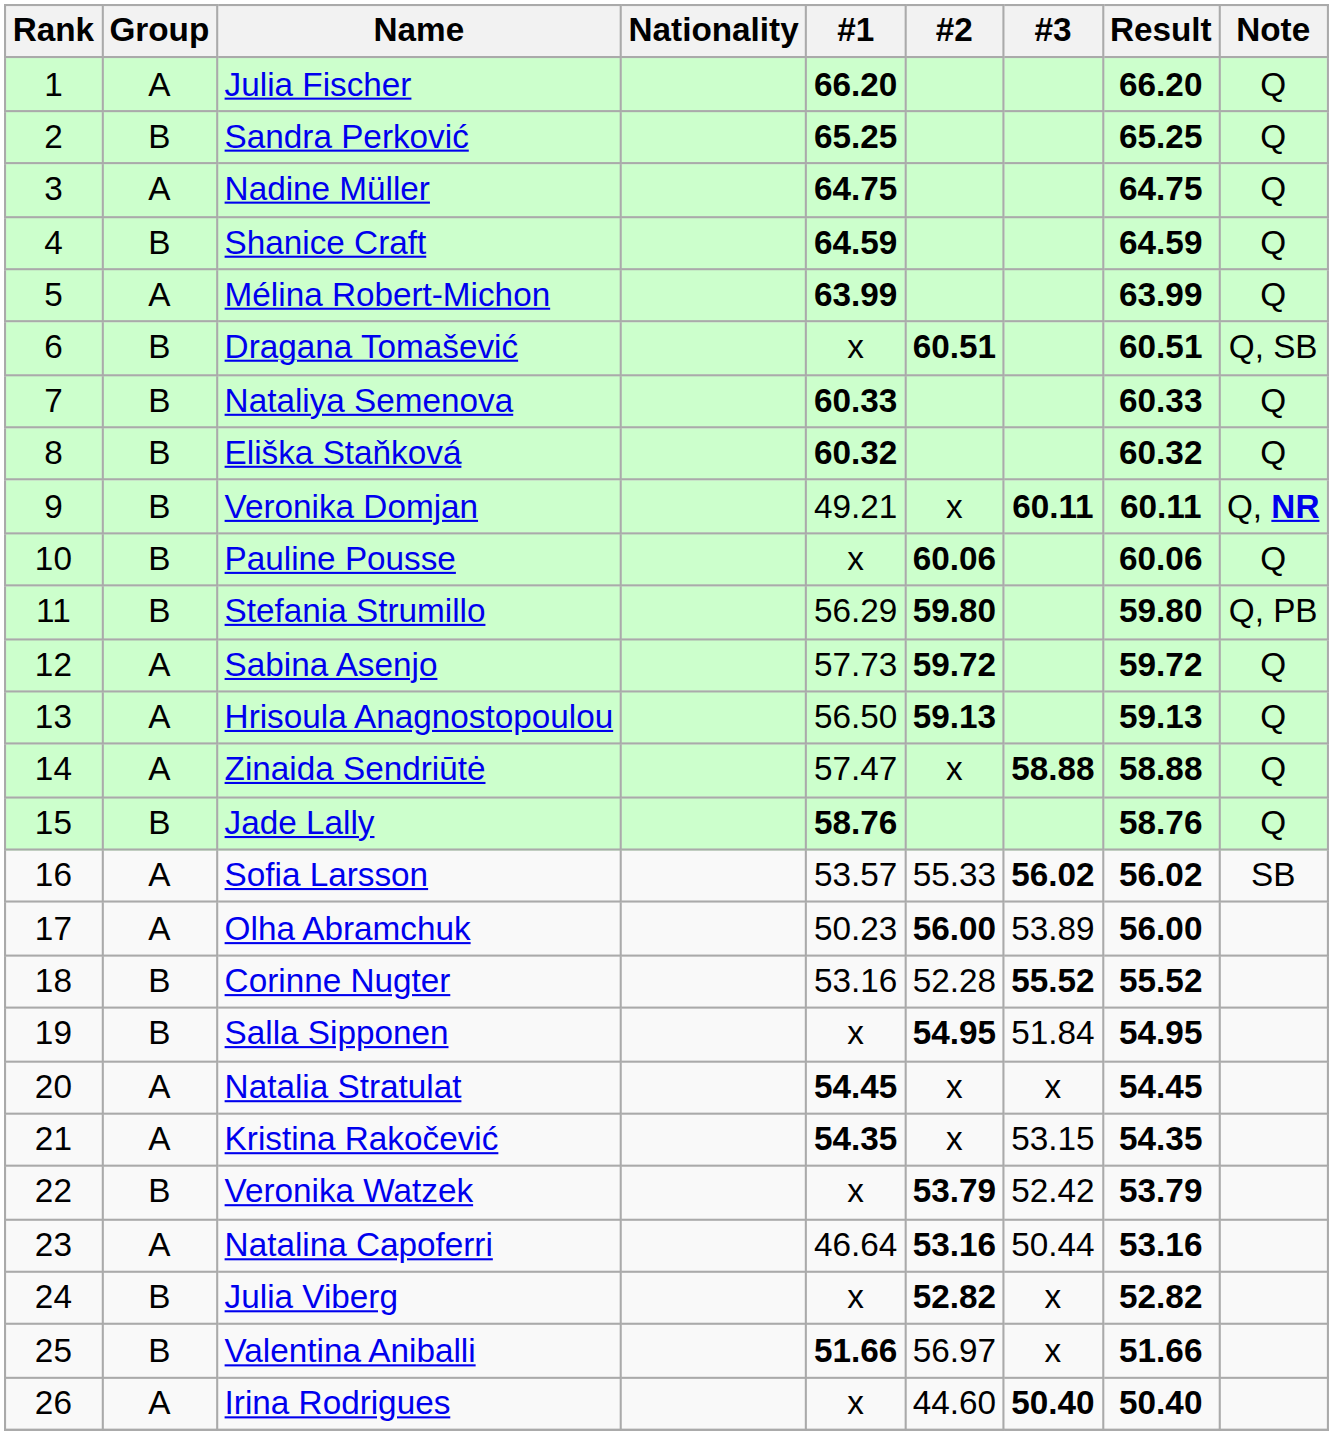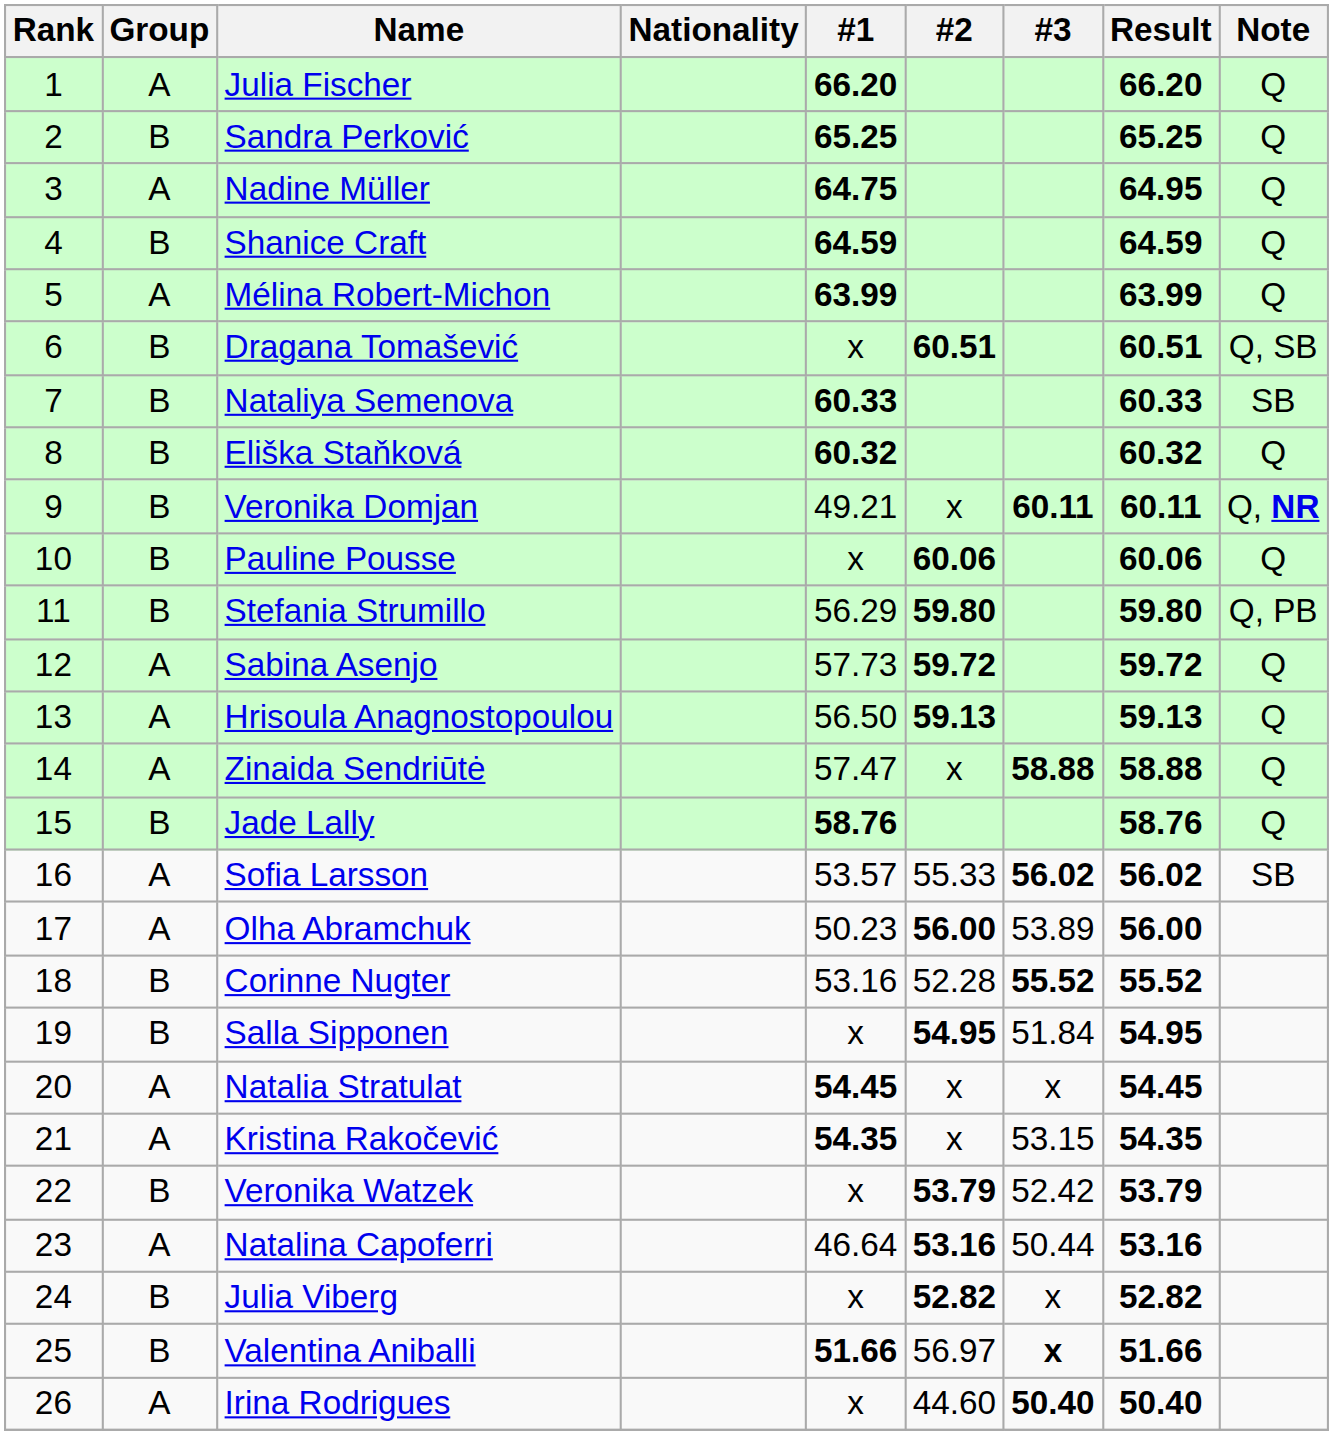(1161, 189) 64.75 -> (1161, 189) 64.95
(1273, 400) Q -> (1273, 400) SB
(1053, 1350) normal -> (1053, 1350) bold
